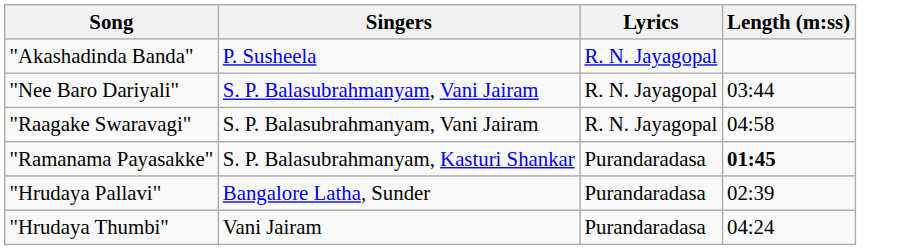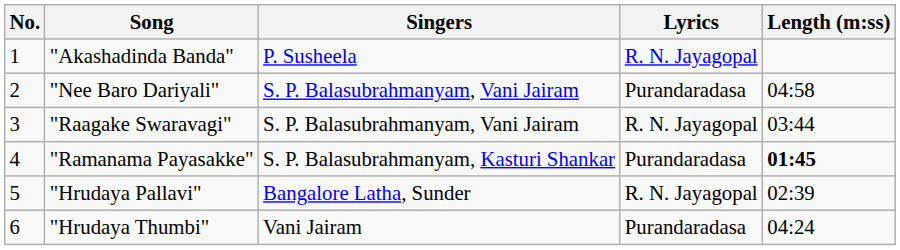+ column: (25, 21)
(651, 90) R. N. Jayagopal -> (685, 90) Purandaradasa
(751, 90) 03:44 -> (791, 90) 04:58
(751, 124) 04:58 -> (791, 124) 03:44
(645, 193) Purandaradasa -> (691, 193) R. N. Jayagopal
